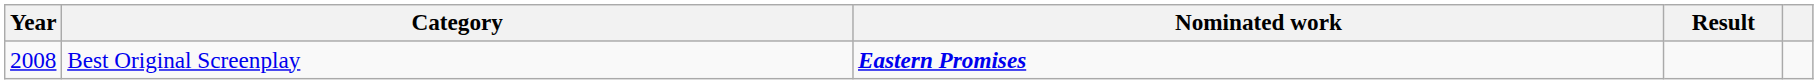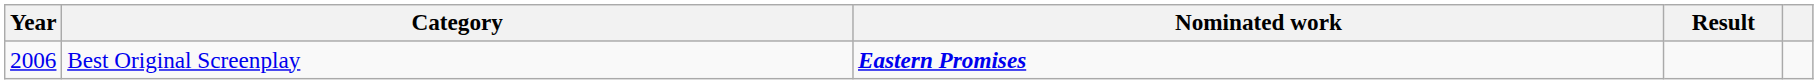(33, 59) 2008 -> (33, 59) 2006
